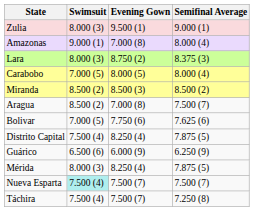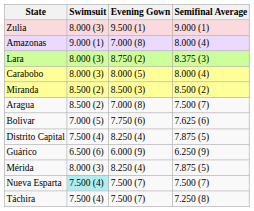(86, 74) 7.000 (5) -> (86, 74) 8.000 (3)
